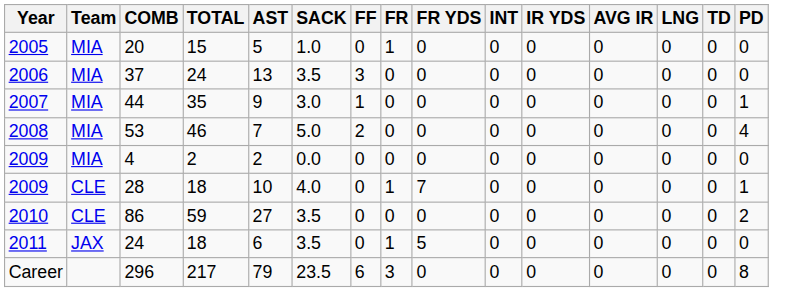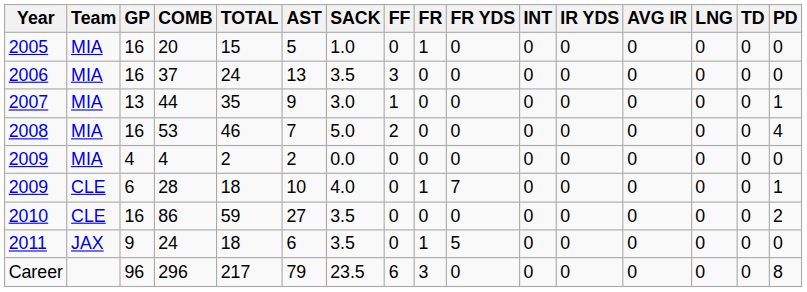+ column: (137, 18)
